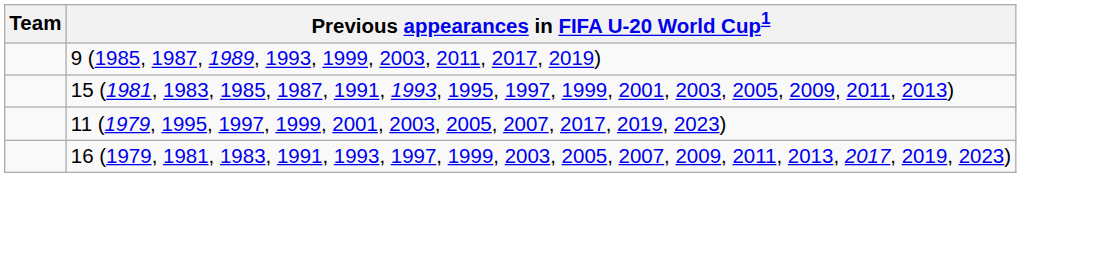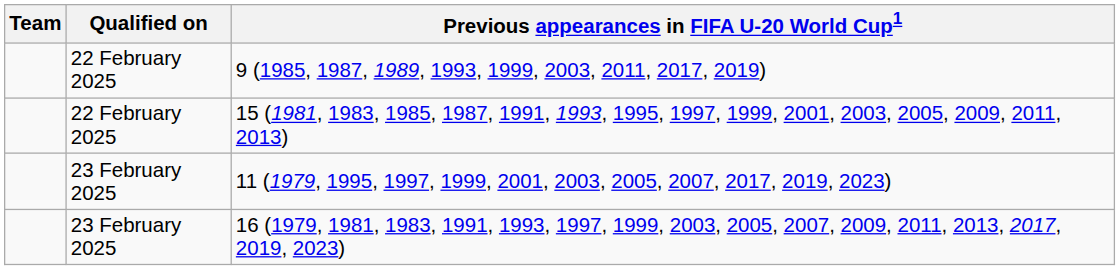+ column: (149, 23)
